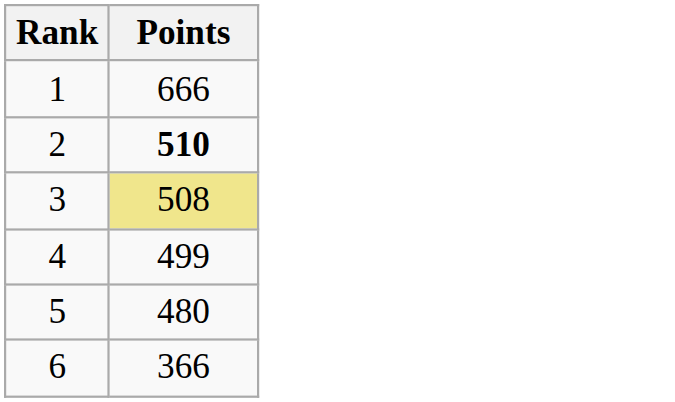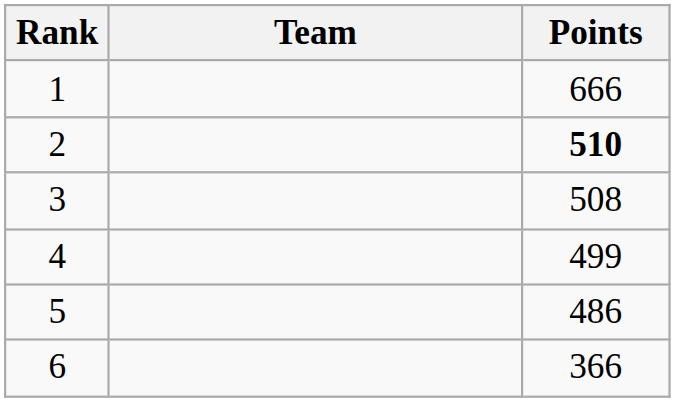+ column: (315, 32)
(183, 199) khaki background -> (596, 199) no background
(183, 311) 480 -> (596, 311) 486
